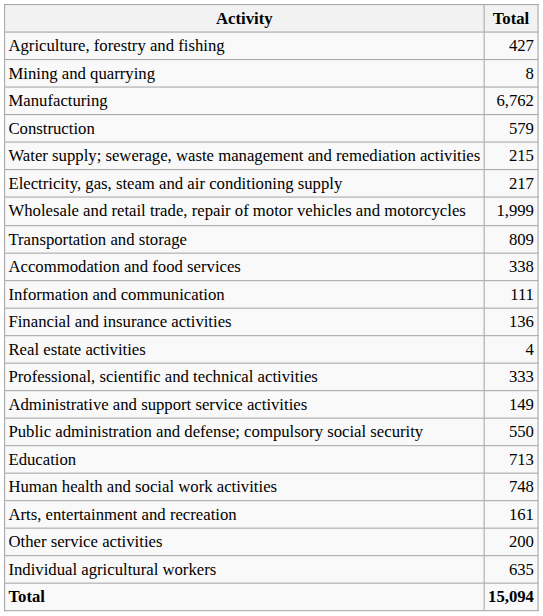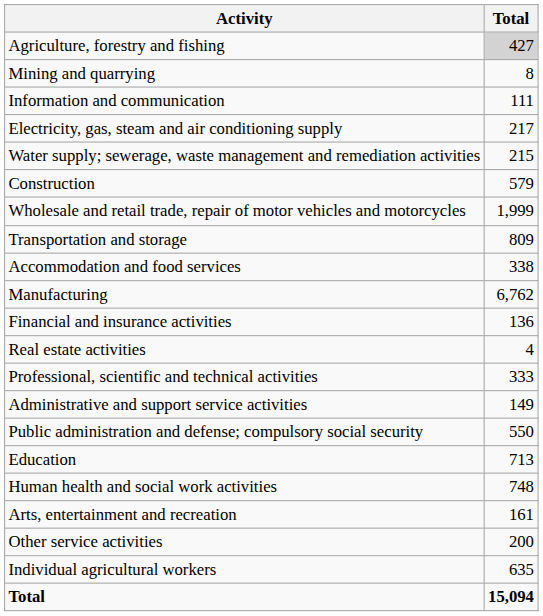(521, 46) no background -> (521, 46) lightgrey background
rows swapped: (58, 101) <-> (117, 294)
rows swapped: (175, 183) <-> (52, 128)
